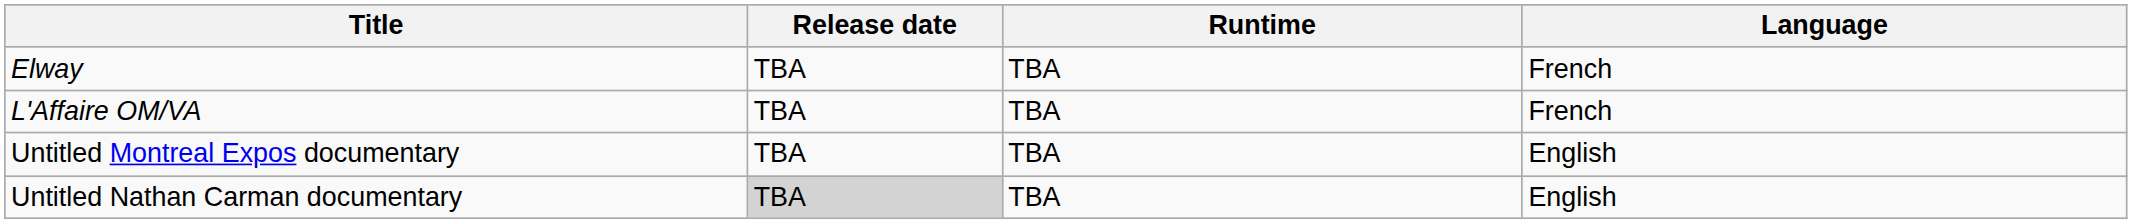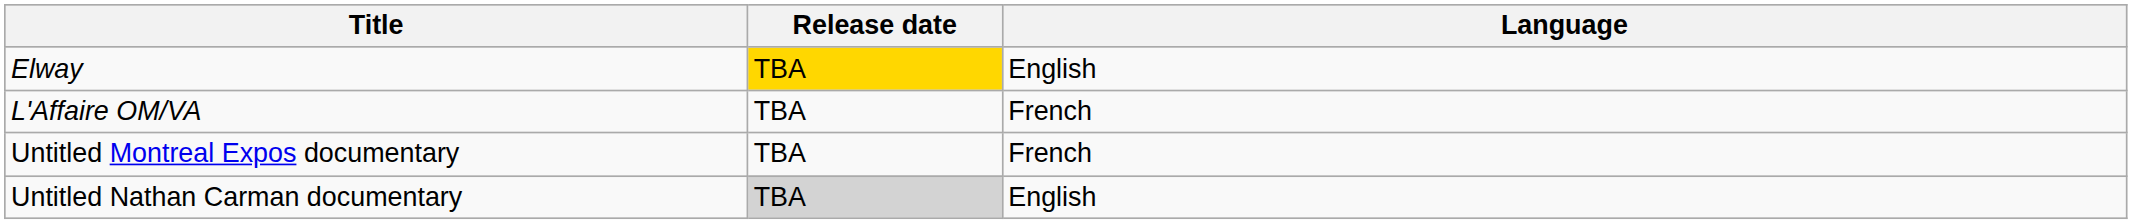- column: (1262, 25)
(780, 68) no background -> (780, 68) gold background
(1570, 68) French -> (1052, 68) English
(1573, 153) English -> (1050, 153) French
